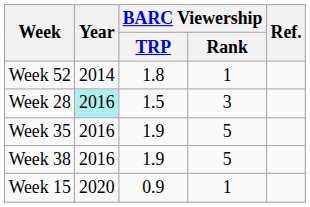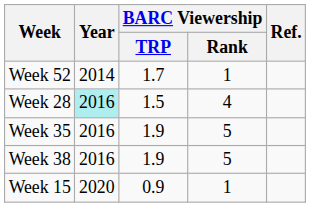(153, 74) 1.8 -> (153, 74) 1.7
(227, 103) 3 -> (227, 103) 4
